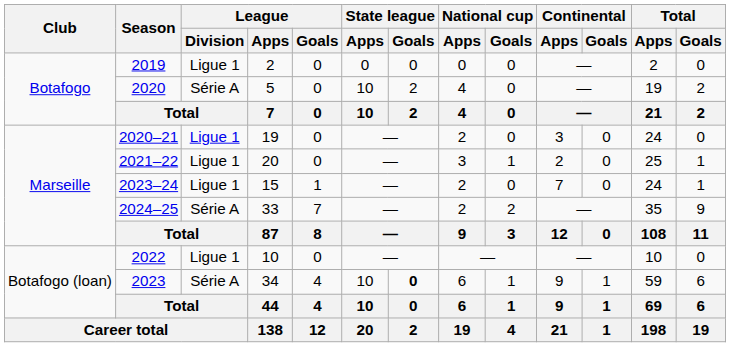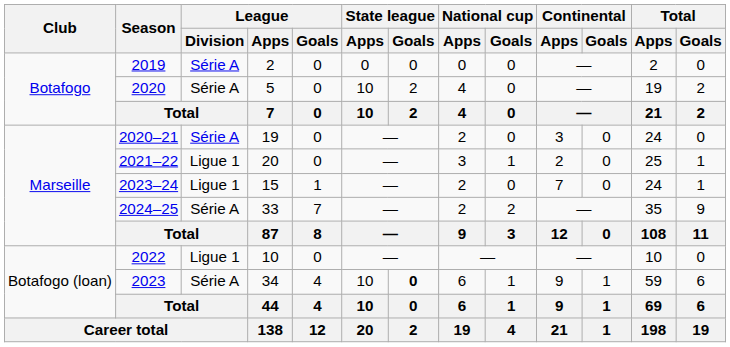(215, 64) Ligue 1 -> (215, 64) Série A
(215, 137) Ligue 1 -> (215, 137) Série A
